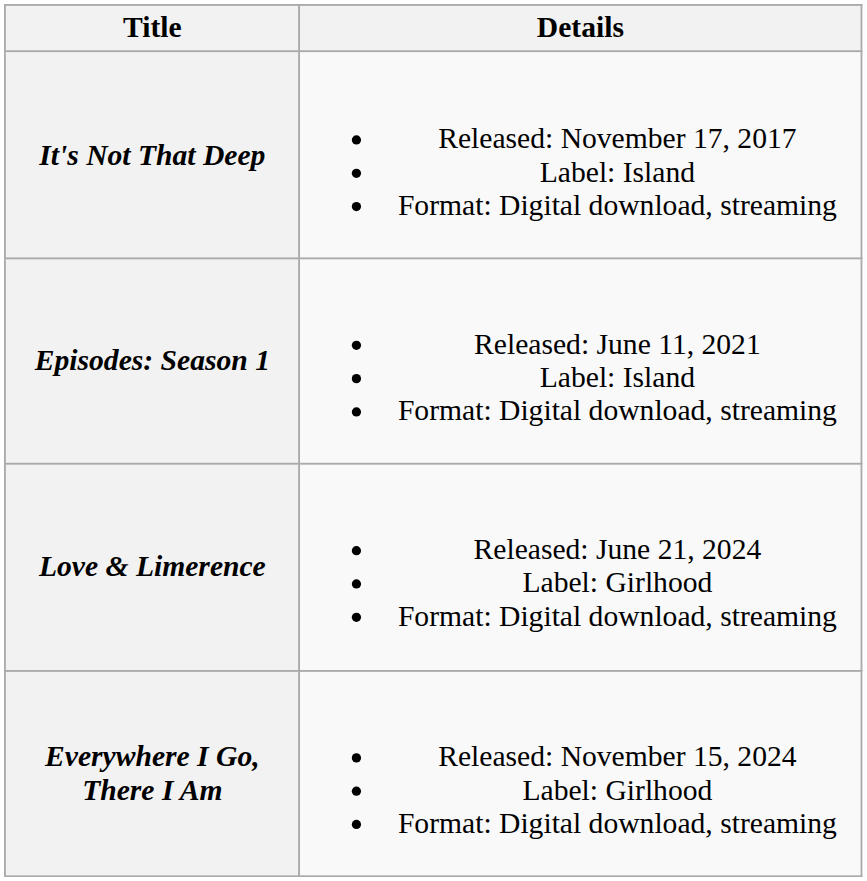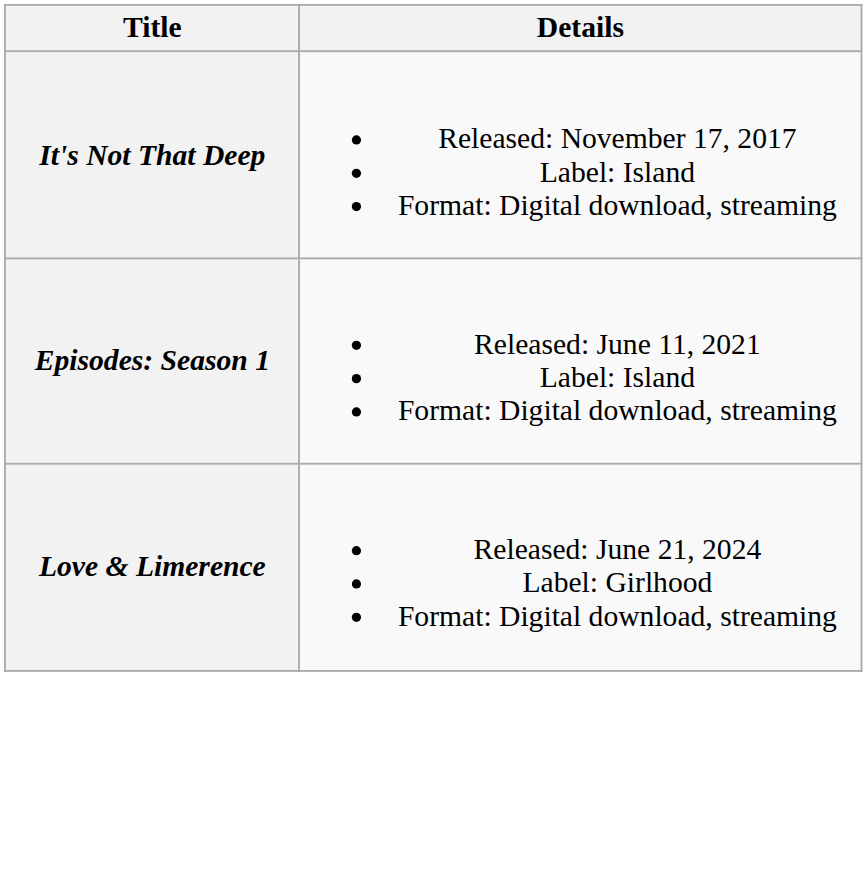- row: (152, 772)
